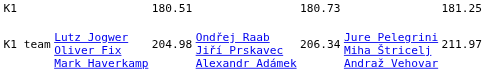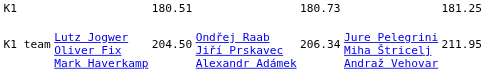(172, 44) 204.98 -> (172, 44) 204.50
(462, 44) 211.97 -> (462, 44) 211.95
